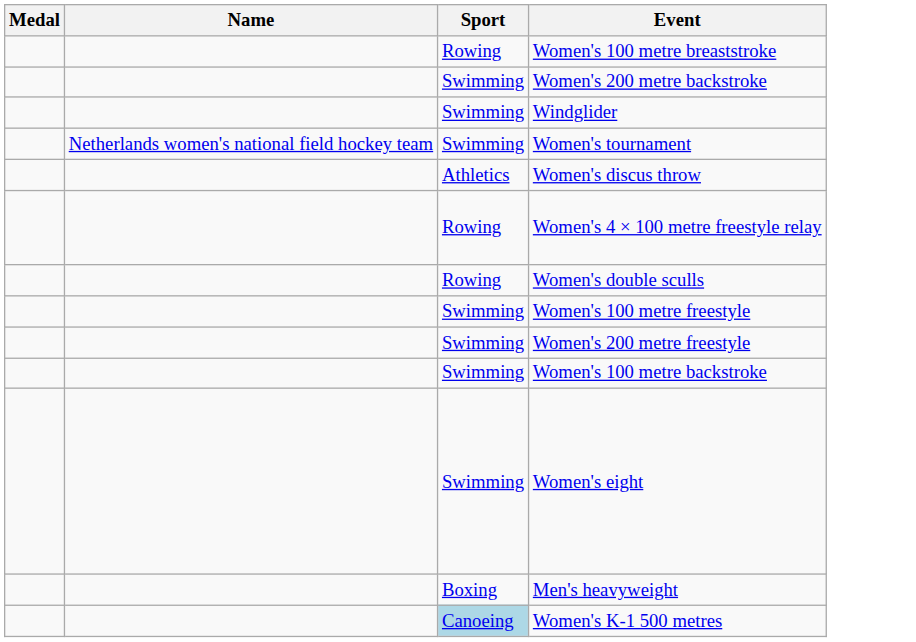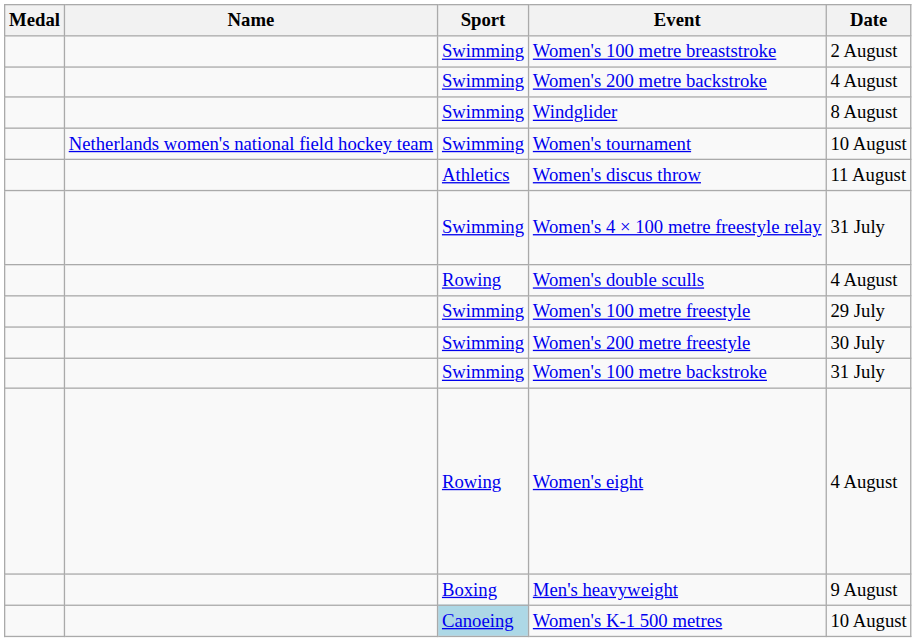+ column: (869, 20)
(472, 51) Rowing -> (483, 51) Swimming
(472, 227) Rowing -> (483, 227) Swimming
(483, 481) Swimming -> (472, 481) Rowing
